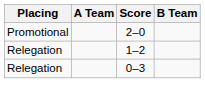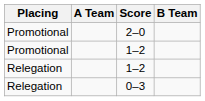+ row: (38, 50)
